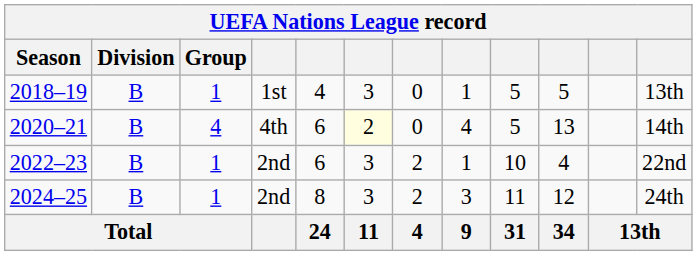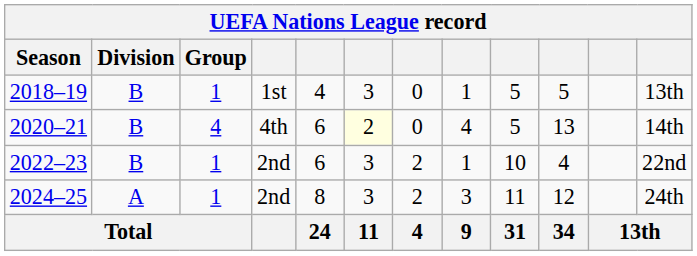(136, 197) B -> (136, 197) A
